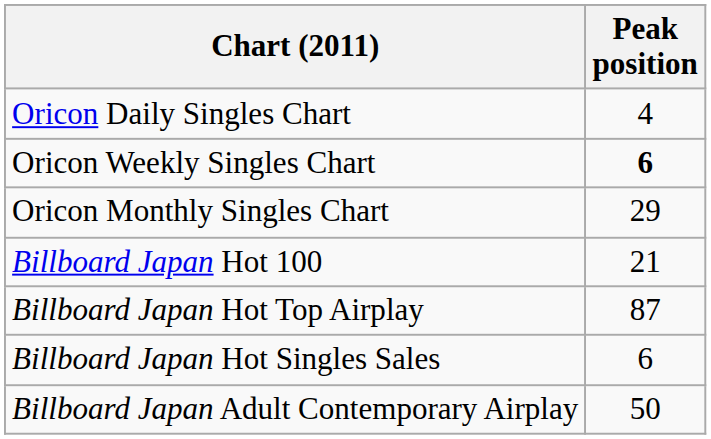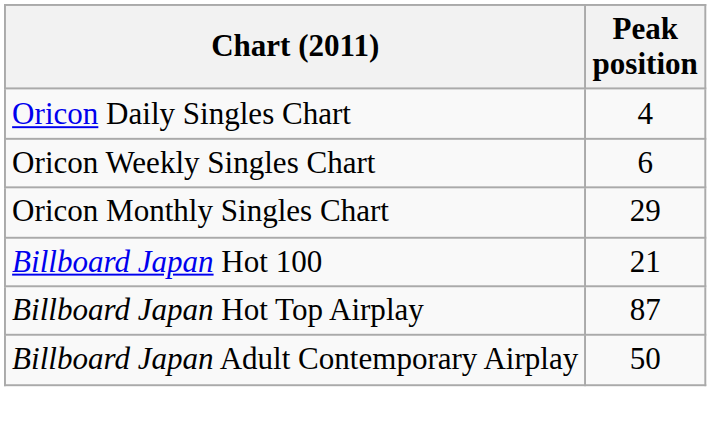(645, 162) bold -> (645, 162) normal
- row: (226, 359)
